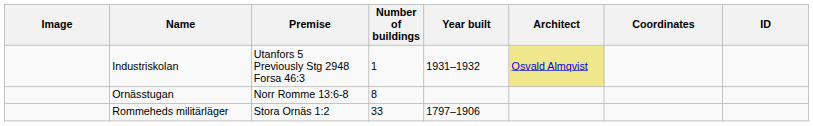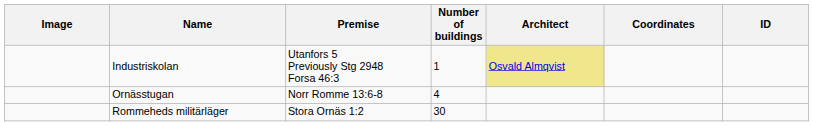- column: (466, 25)
(374, 95) 8 -> (436, 95) 4
(377, 112) 33 -> (439, 112) 30
